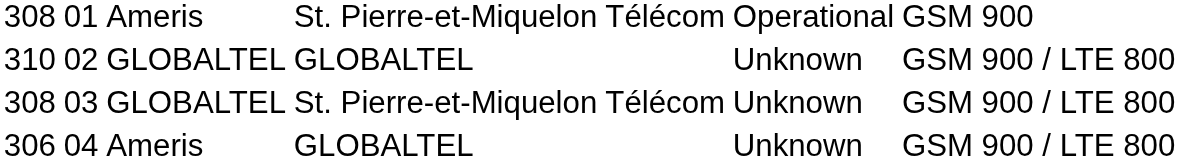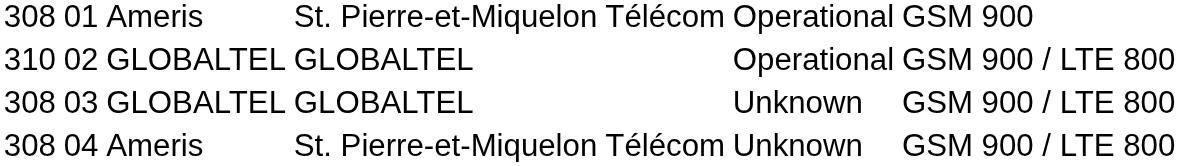(798, 59) Unknown -> (813, 59) Operational
(509, 102) St. Pierre-et-Miquelon Télécom -> (384, 102) GLOBALTEL
(30, 145) 306 -> (30, 145) 308
(384, 145) GLOBALTEL -> (509, 145) St. Pierre-et-Miquelon Télécom
